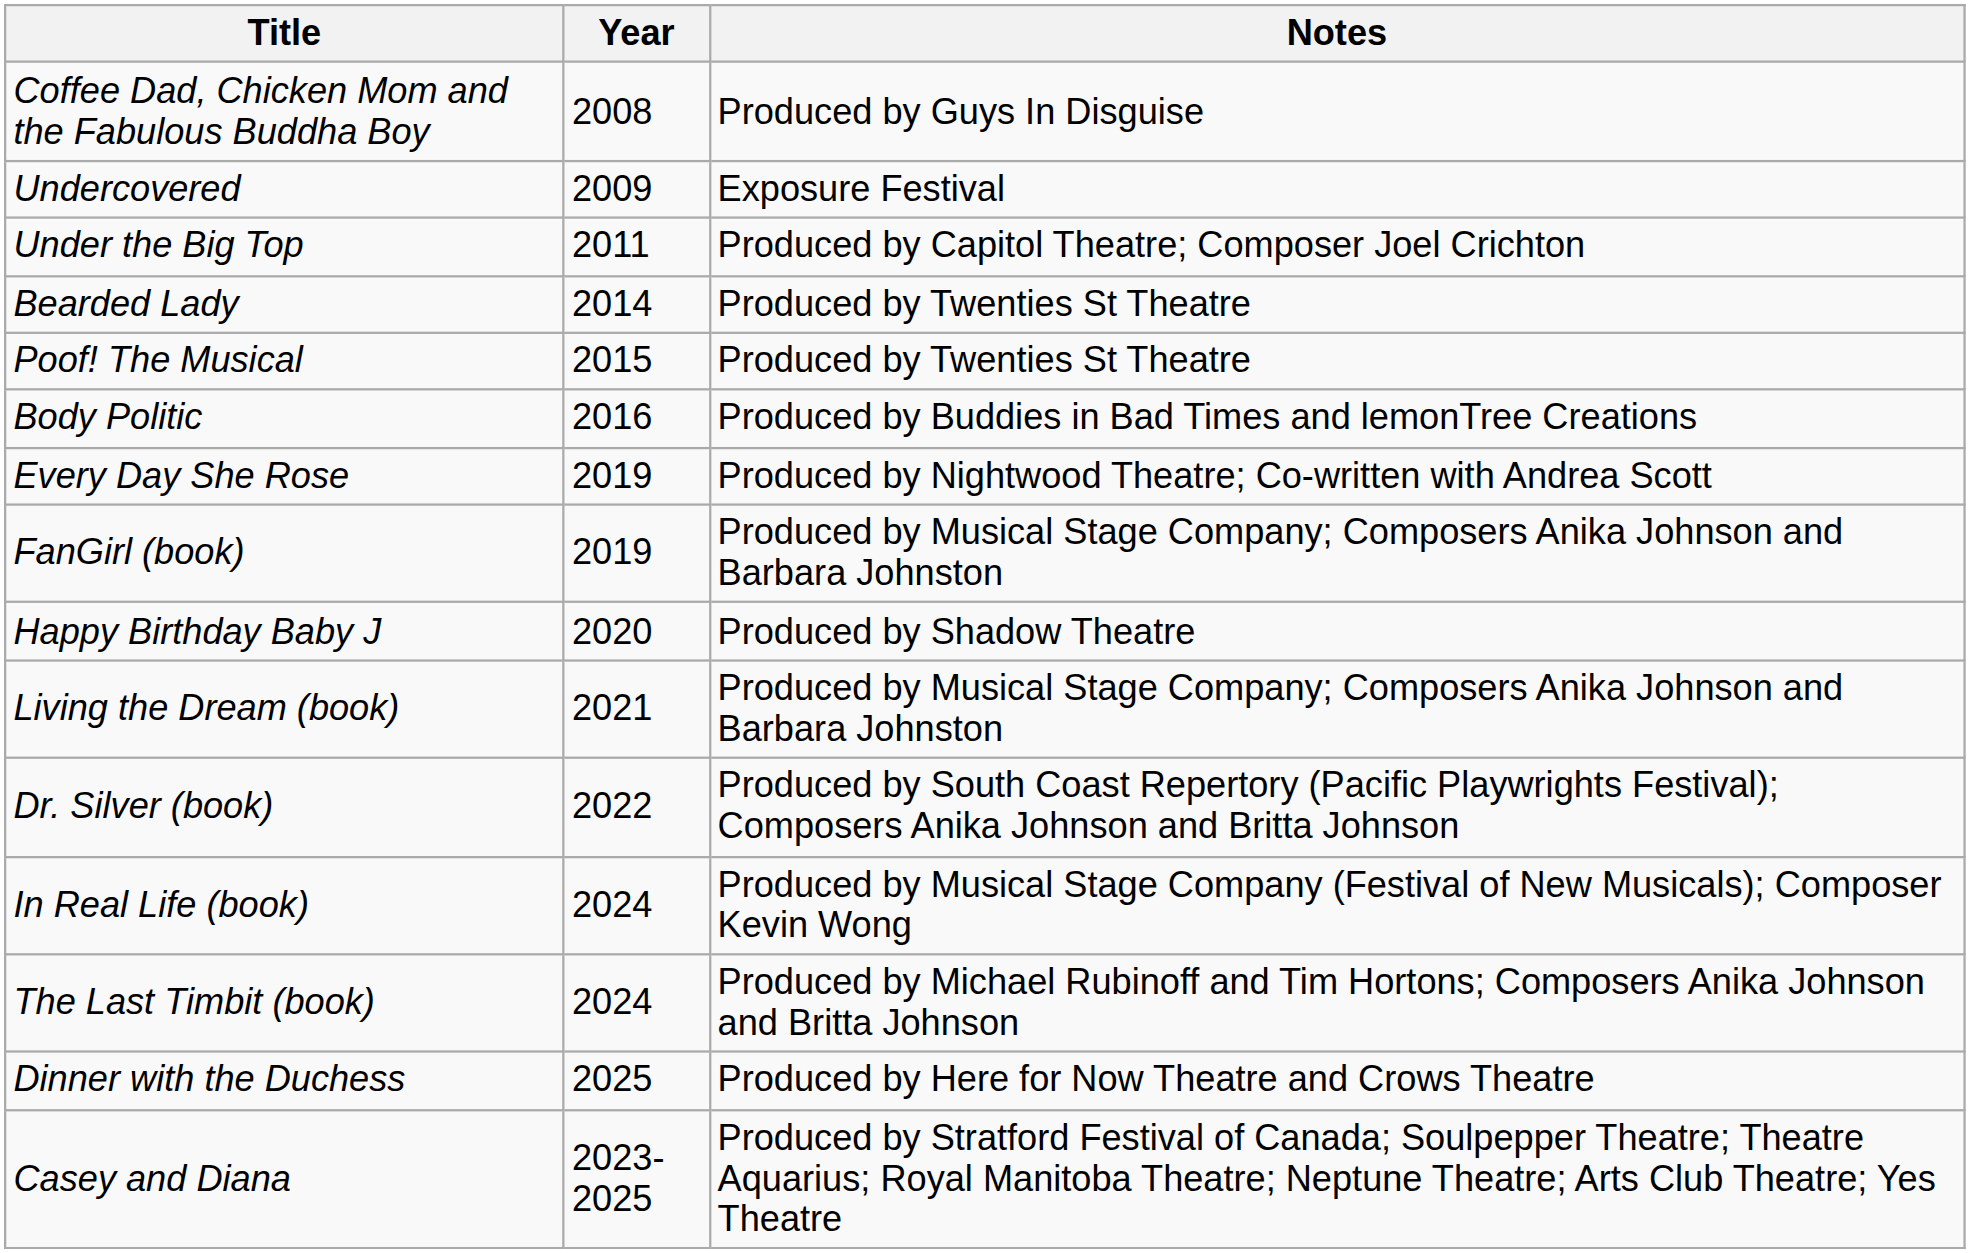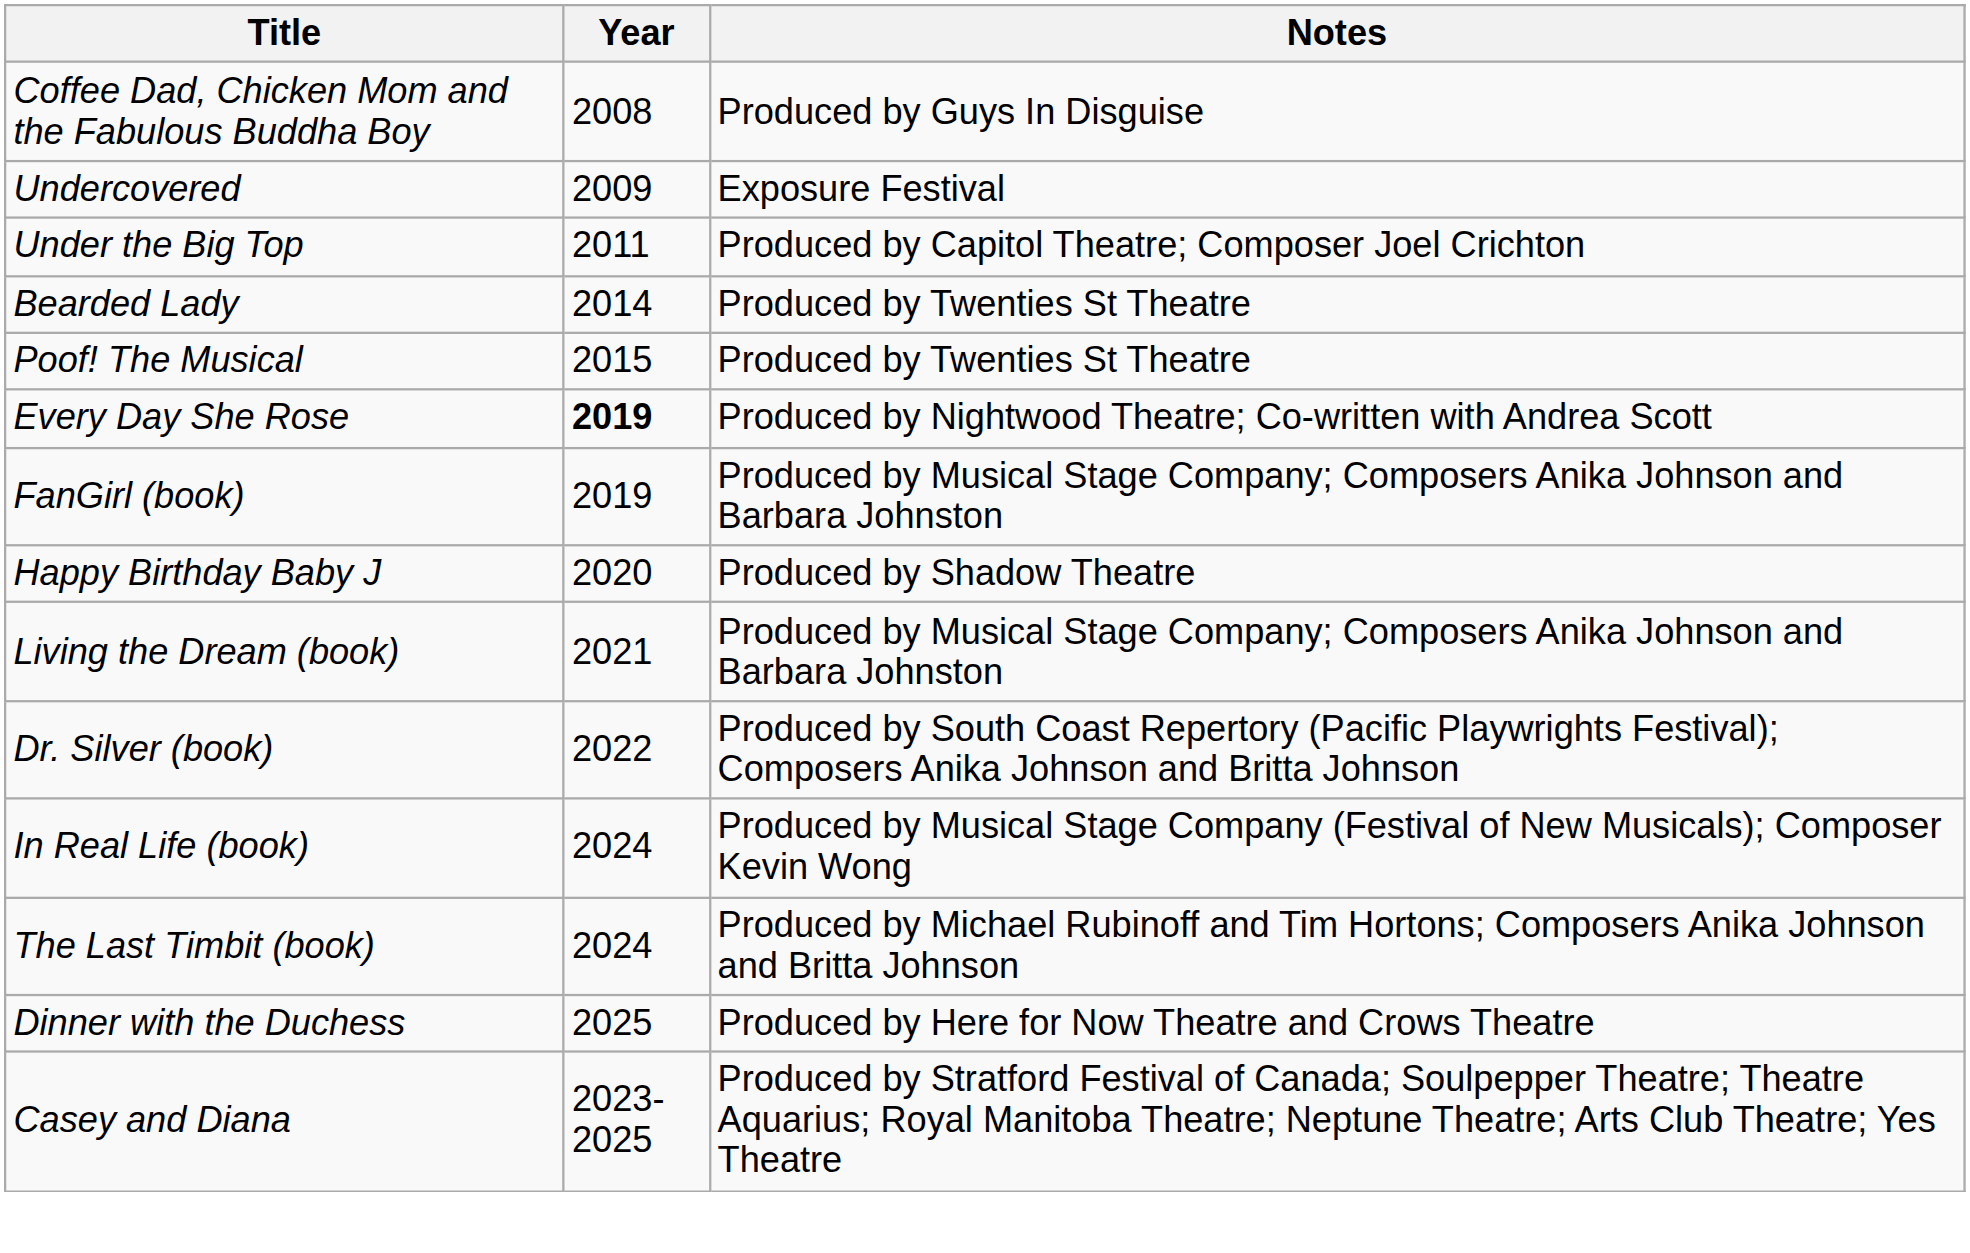- row: (108, 417)
(612, 475) normal -> (612, 417) bold
